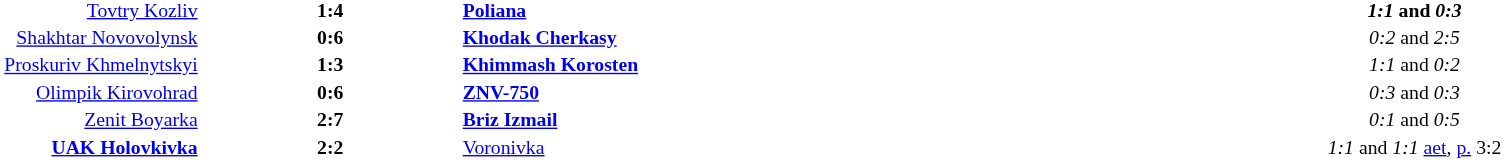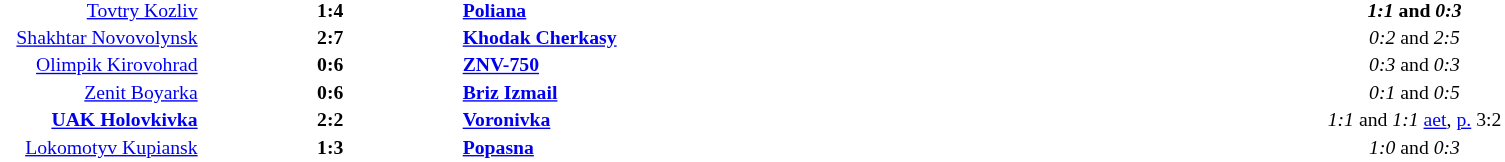(330, 37) 0:6 -> (330, 37) 2:7
- row: (101, 65)
(330, 119) 2:7 -> (330, 92) 0:6
(504, 147) normal -> (507, 119) bold
+ row: (111, 147)
